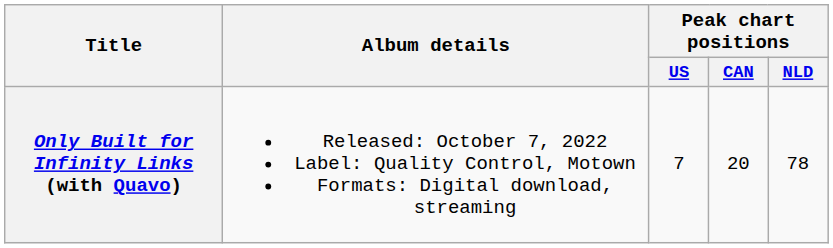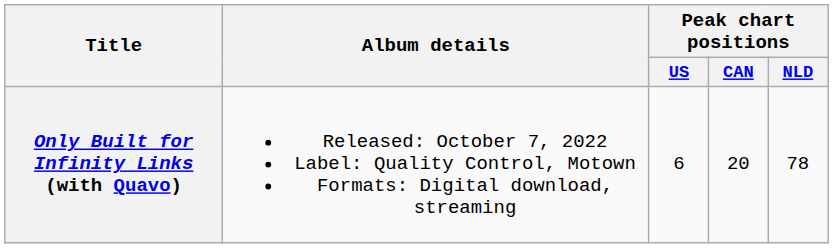(679, 165) 7 -> (679, 165) 6
